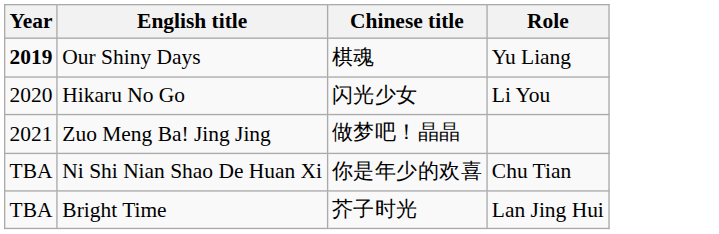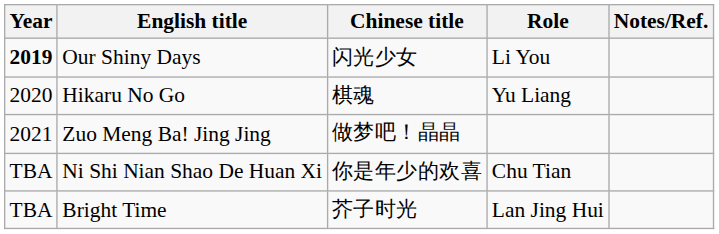+ column: (661, 21)
(353, 56) 棋魂 -> (375, 56) 闪光少女
(531, 57) Yu Liang -> (521, 57) Li You
(375, 94) 闪光少女 -> (353, 94) 棋魂
(521, 95) Li You -> (531, 95) Yu Liang
